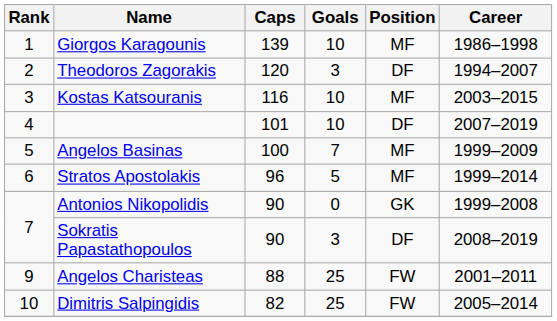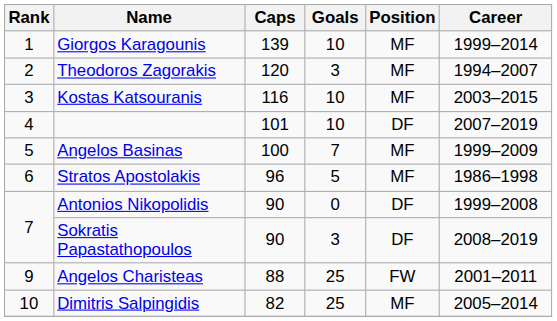(496, 44) 1986–1998 -> (496, 44) 1999–2014
(402, 71) DF -> (402, 71) MF
(496, 177) 1999–2014 -> (496, 177) 1986–1998
(402, 204) GK -> (402, 204) DF
(402, 303) FW -> (402, 303) MF
